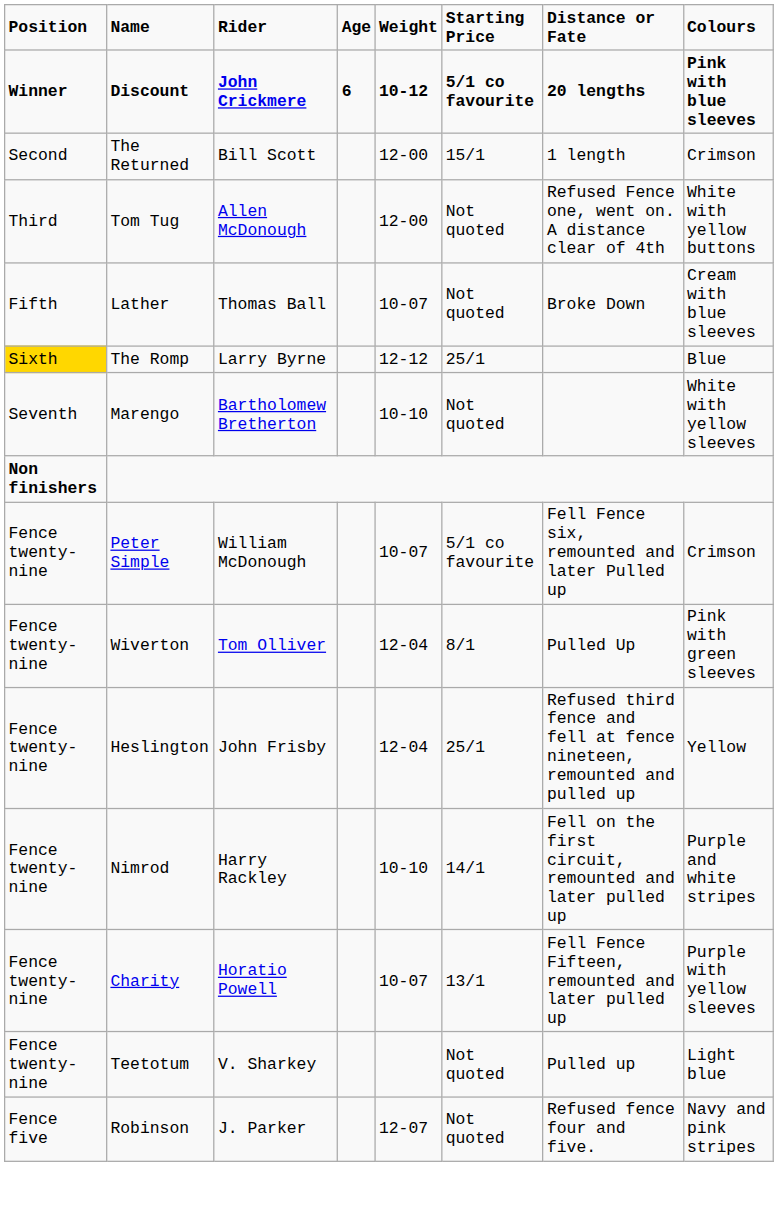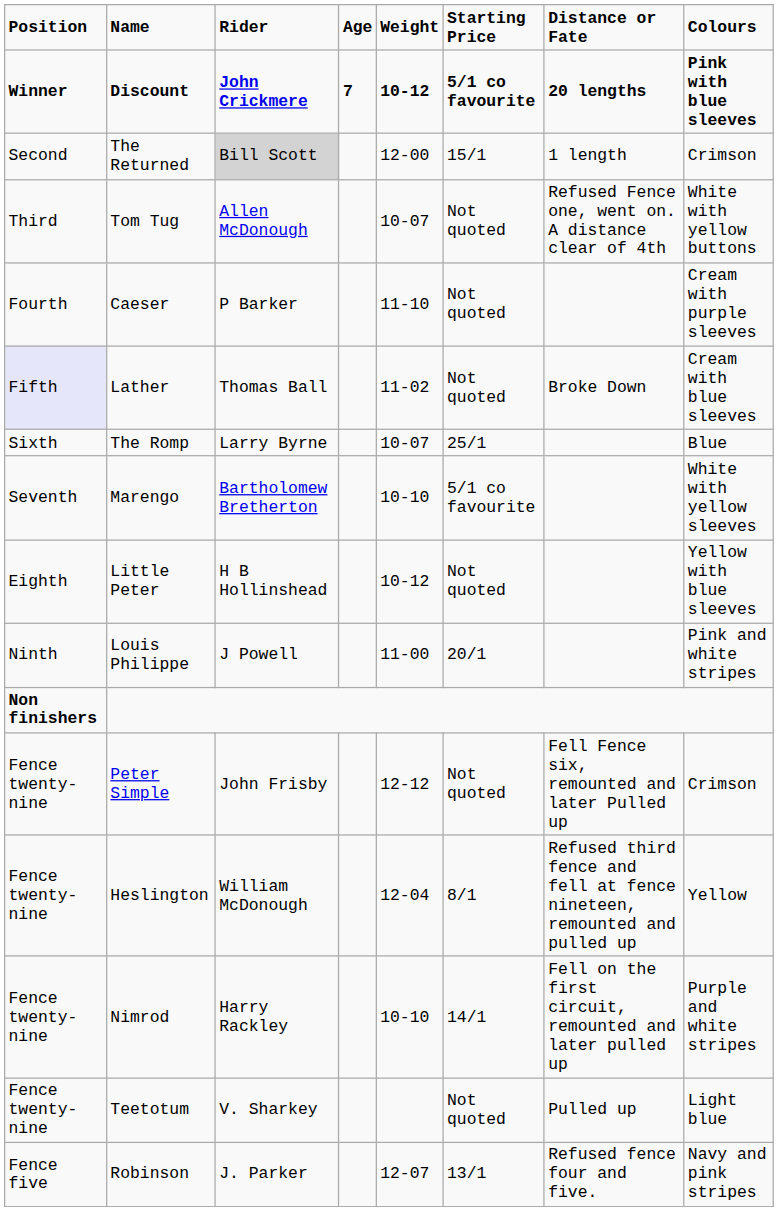(347, 92) 6 -> (348, 92) 7
(267, 156) no background -> (268, 156) lightgrey background
(404, 221) 12-00 -> (405, 221) 10-07
+ row: (140, 304)
(33, 304) no background -> (33, 388) lavender background
(404, 304) 10-07 -> (405, 388) 11-02
(33, 359) gold background -> (33, 443) no background
(404, 359) 12-12 -> (405, 443) 10-07
(475, 414) Not quoted -> (491, 498) 5/1 co favourite
+ row: (140, 581)
+ row: (150, 655)
(262, 553) William McDonough -> (273, 784) John Frisby
(404, 553) 10-07 -> (405, 784) 12-12
(490, 553) 5/1 co favourite -> (476, 784) Not quoted
- row: (150, 646)
(272, 748) John Frisby -> (264, 896) William McDonough
(465, 748) 25/1 -> (462, 896) 8/1
- row: (145, 981)
(475, 1129) Not quoted -> (467, 1174) 13/1
